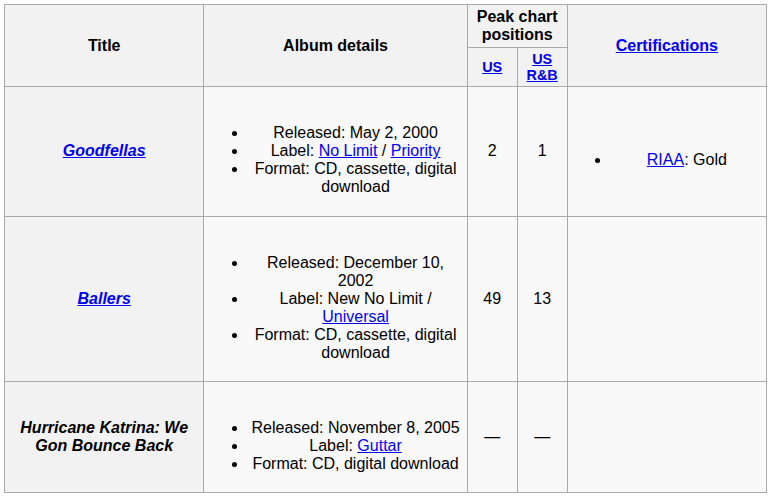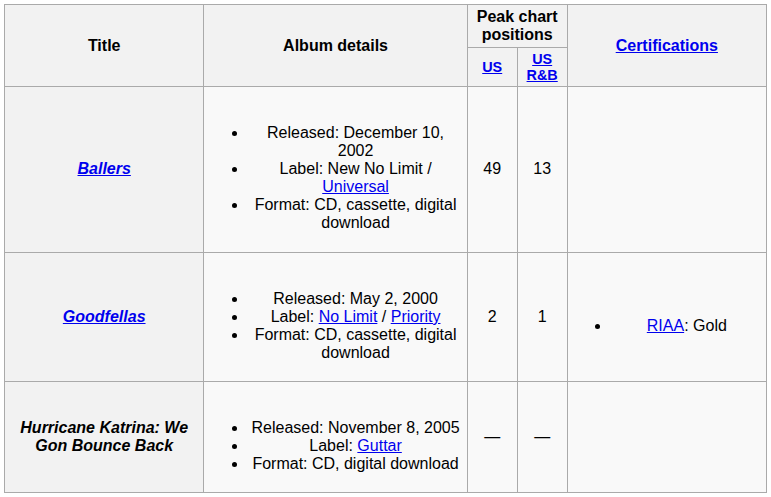rows swapped: (104, 151) <-> (104, 298)
